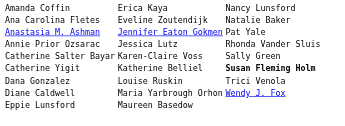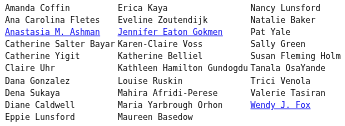- row: (53, 44)
(271, 69) bold -> (296, 56) normal
+ row: (30, 69)
+ row: (32, 93)
